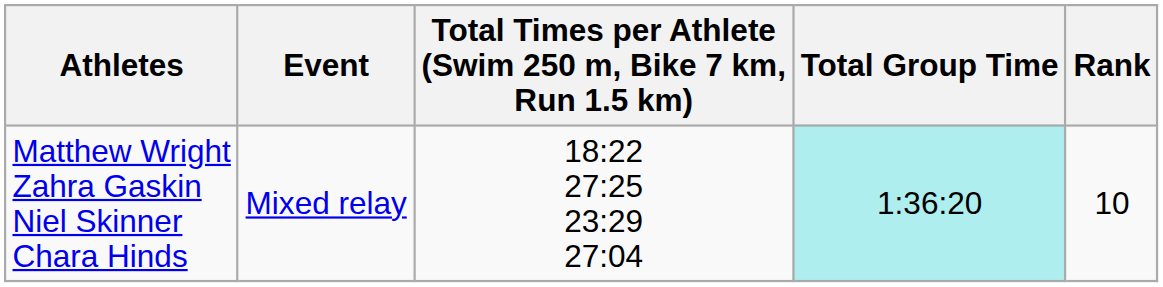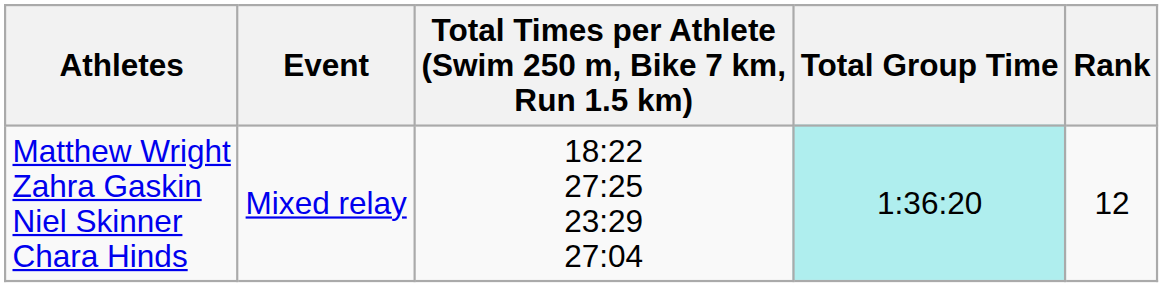(1112, 203) 10 -> (1112, 203) 12
